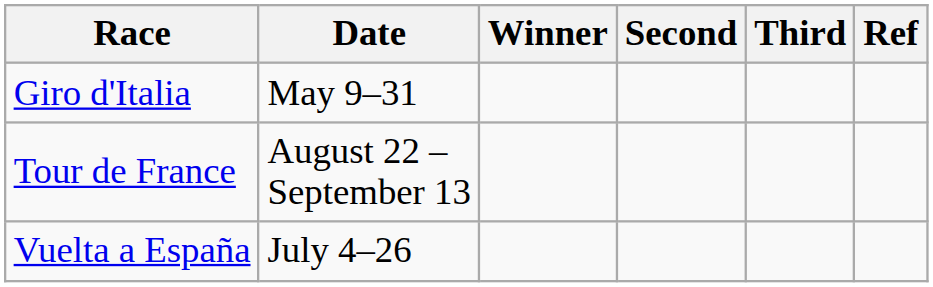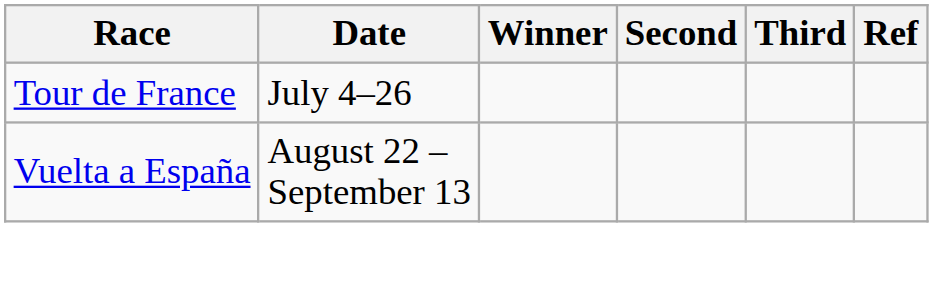- row: (102, 92)
(369, 171) August 22 – September 13 -> (340, 92) July 4–26
(340, 250) July 4–26 -> (369, 171) August 22 – September 13
